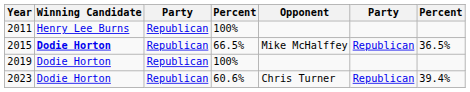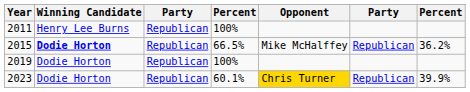(435, 46) 36.5% -> (435, 46) 36.2%
(229, 79) 60.6% -> (229, 79) 60.1%
(298, 79) no background -> (298, 79) gold background
(435, 79) 39.4% -> (435, 79) 39.9%
